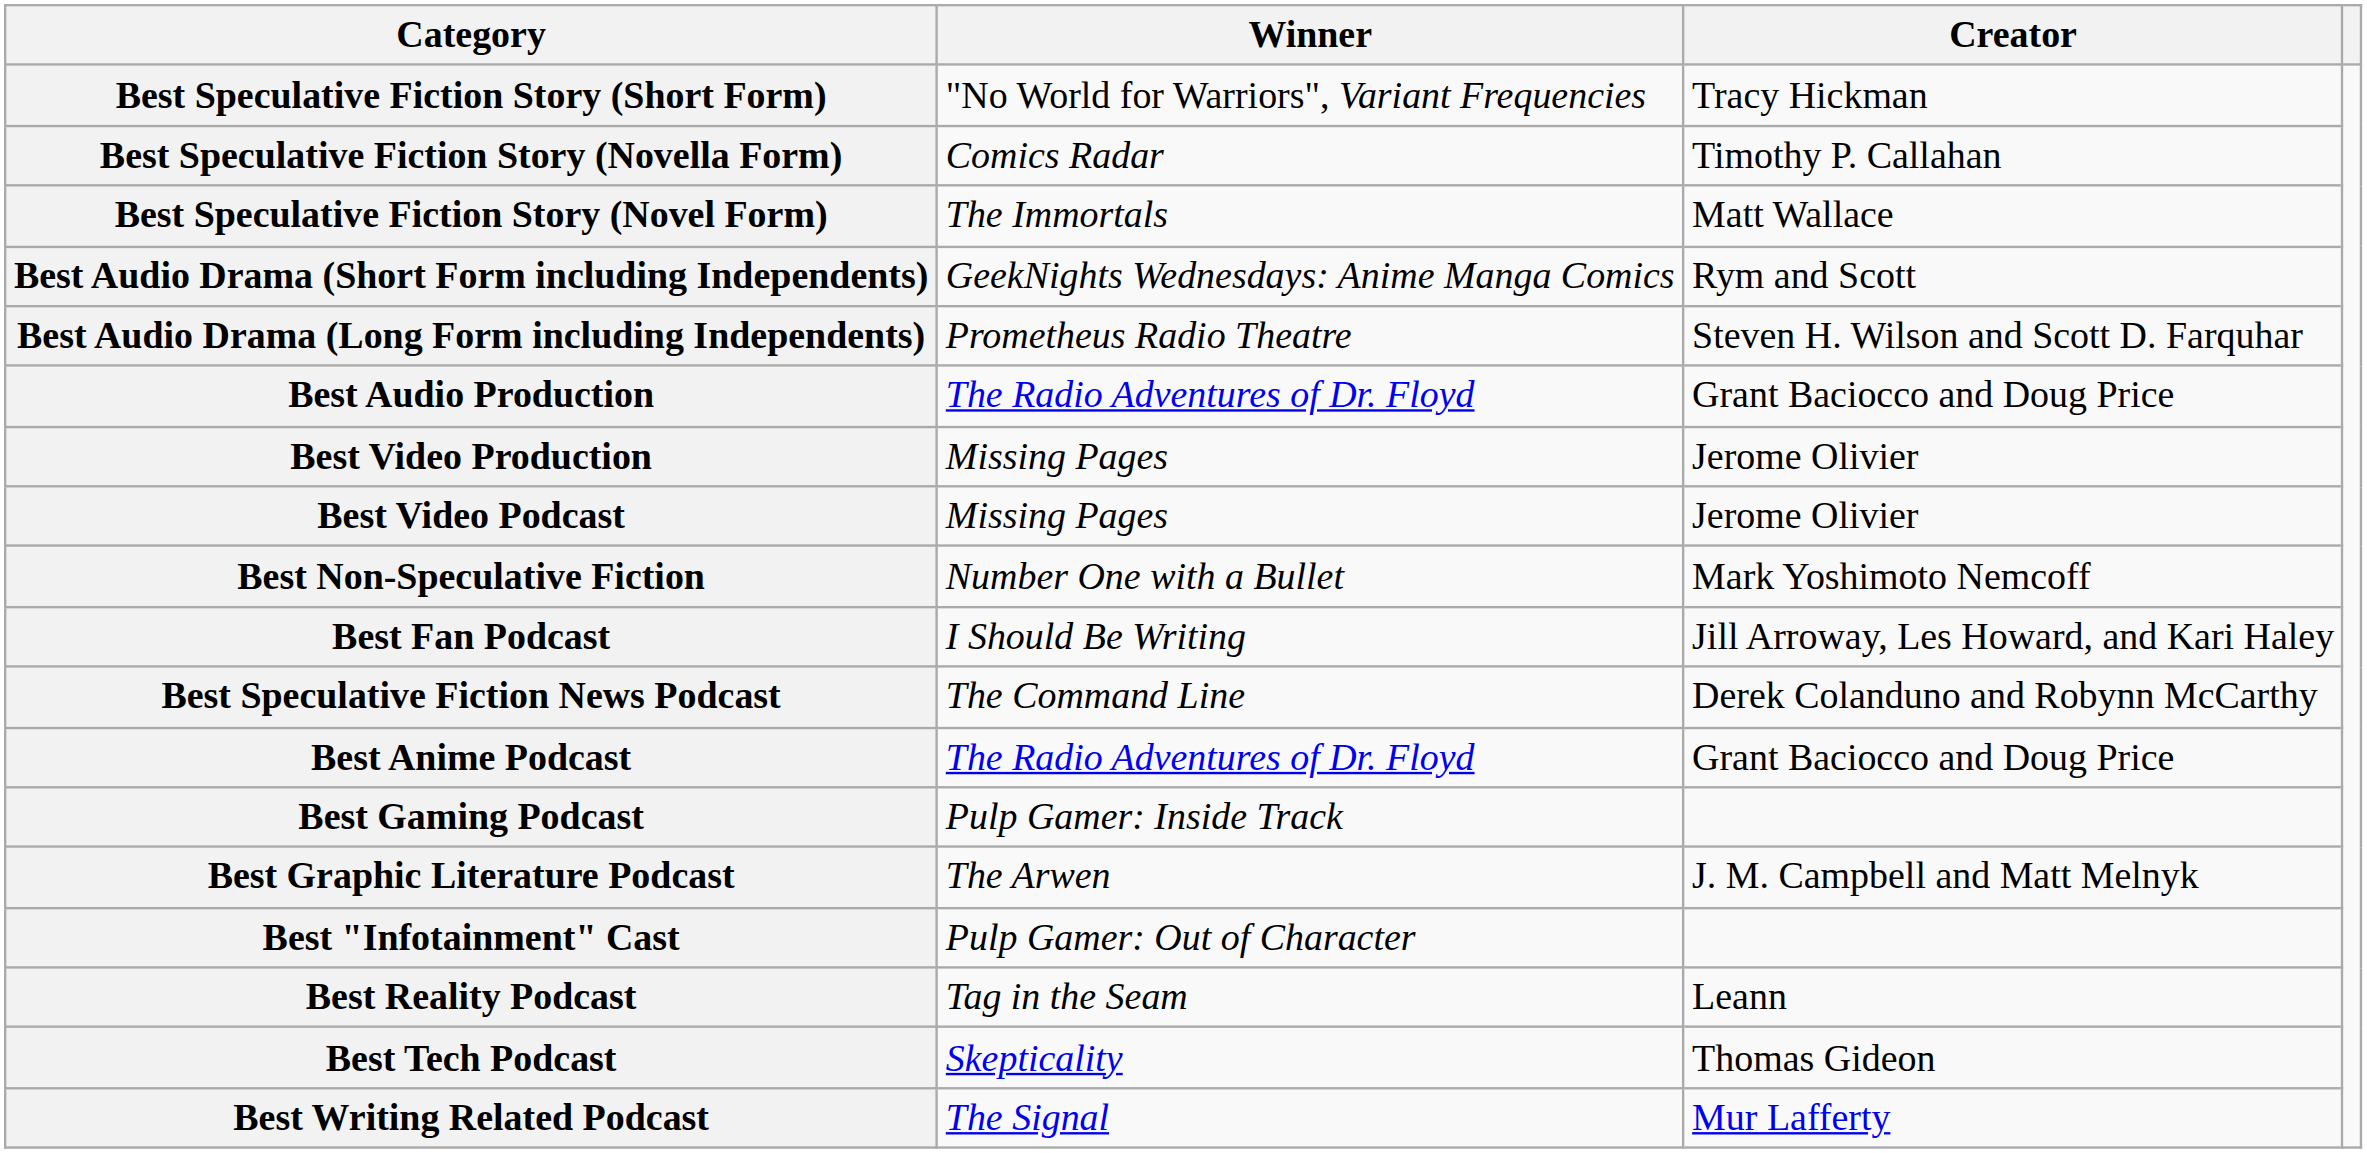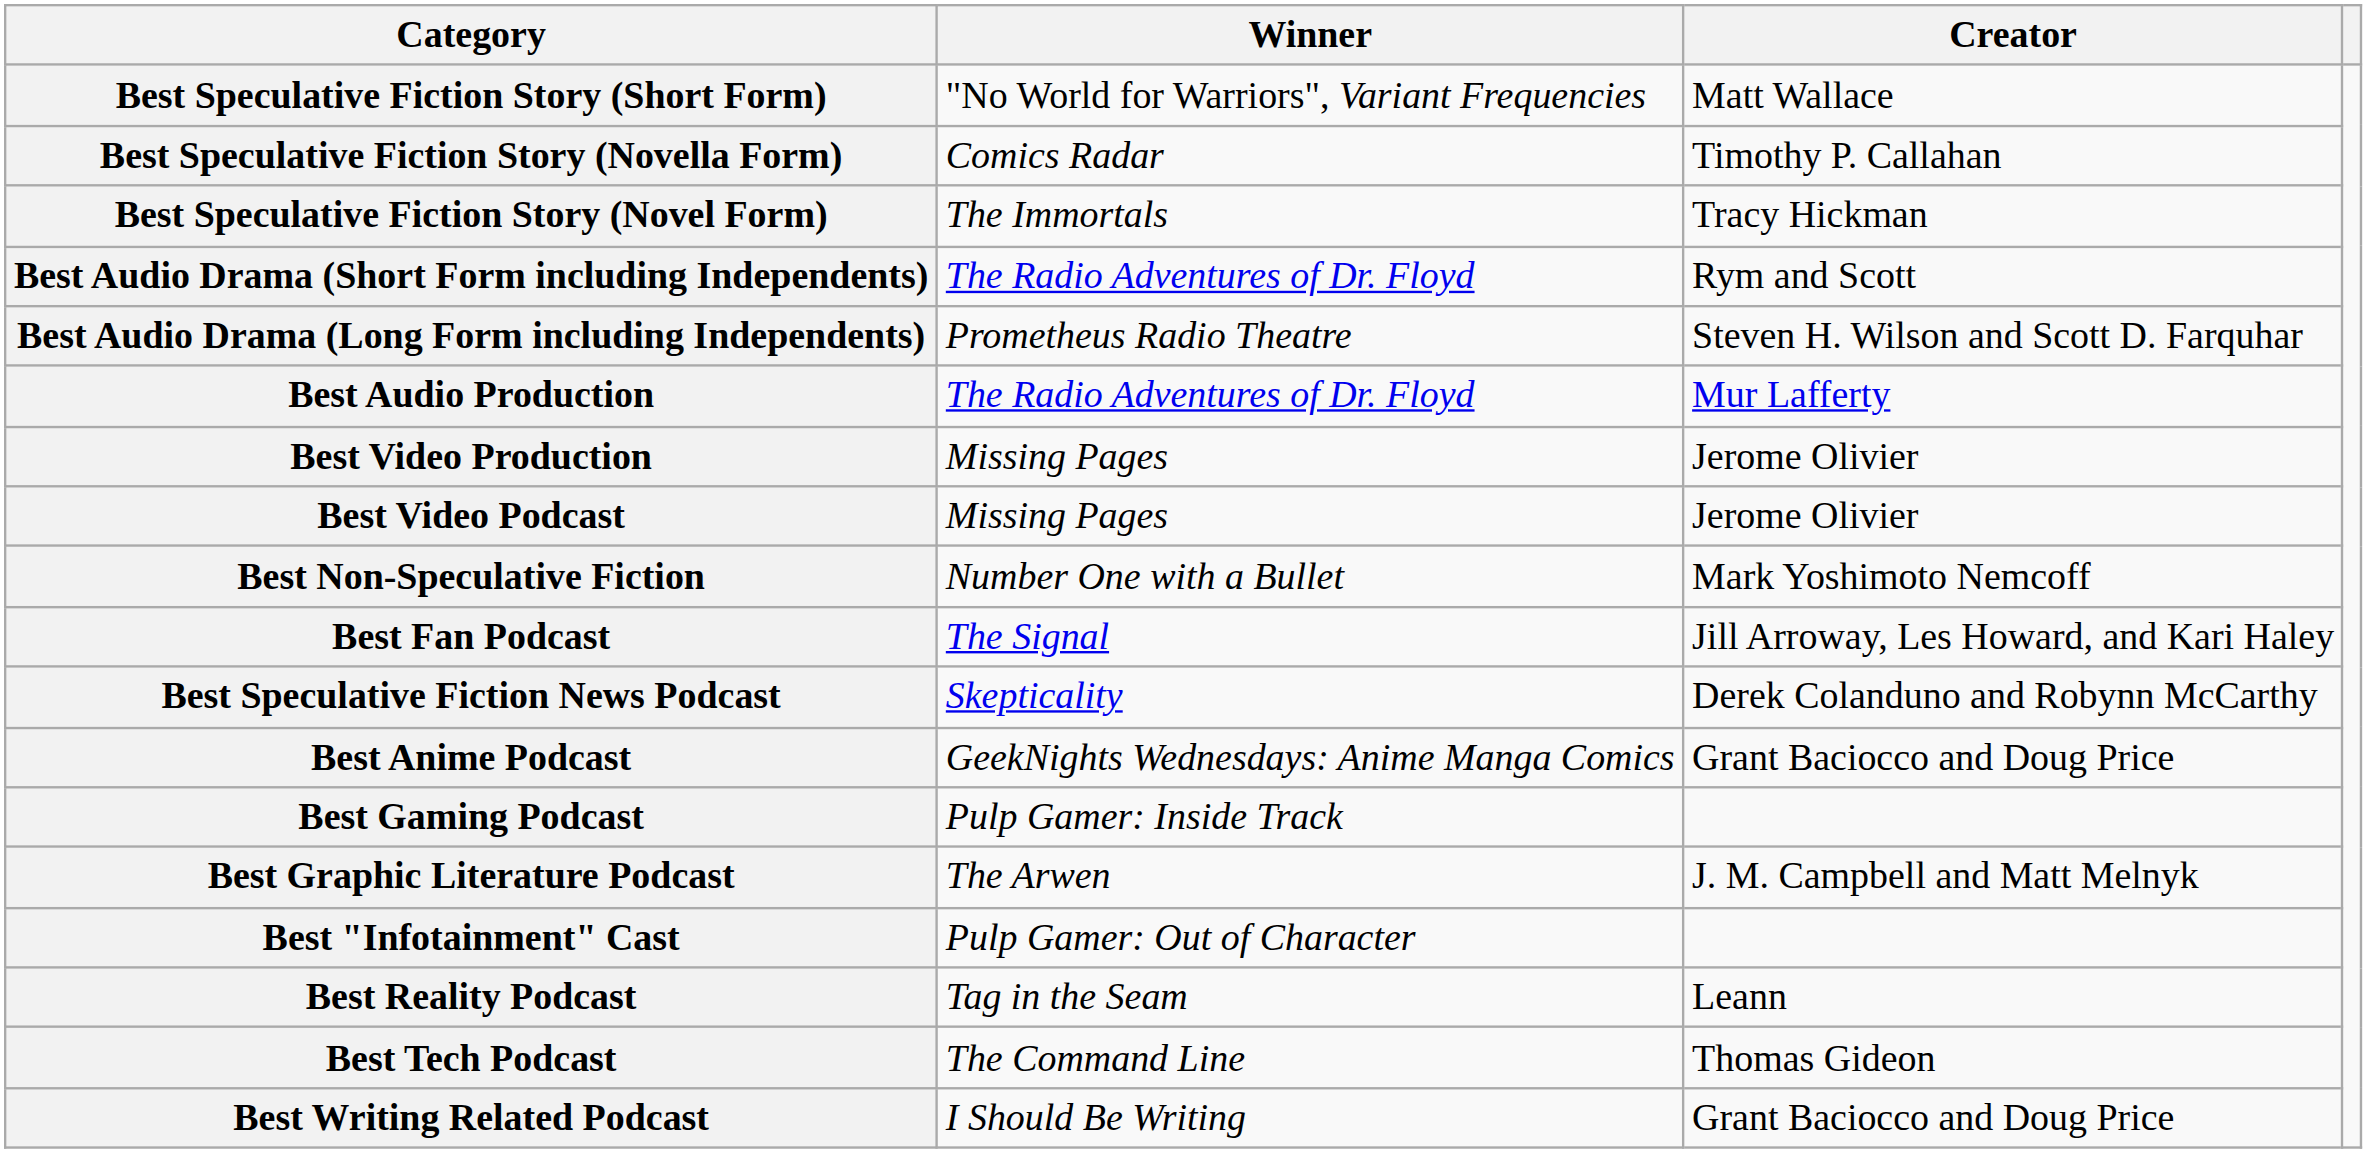(1810, 94) Tracy Hickman -> (1793, 94) Matt Wallace
(1793, 214) Matt Wallace -> (1810, 214) Tracy Hickman
(1310, 275) GeekNights Wednesdays: Anime Manga Comics -> (1210, 275) The Radio Adventures of Dr. Floyd
(1933, 395) Grant Baciocco and Doug Price -> (1791, 395) Mur Lafferty
(1096, 635) I Should Be Writing -> (1027, 635) The Signal
(1095, 696) The Command Line -> (1034, 696) Skepticality
(1210, 756) The Radio Adventures of Dr. Floyd -> (1310, 756) GeekNights Wednesdays: Anime Manga Comics
(1034, 1056) Skepticality -> (1095, 1056) The Command Line
(1027, 1117) The Signal -> (1096, 1117) I Should Be Writing
(1791, 1117) Mur Lafferty -> (1933, 1117) Grant Baciocco and Doug Price
